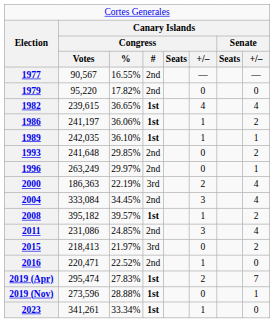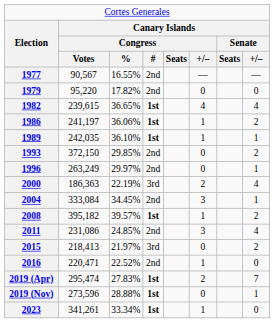(84, 153) 241,648 -> (84, 153) 372,150
(256, 200) 4 -> (256, 200) 1
